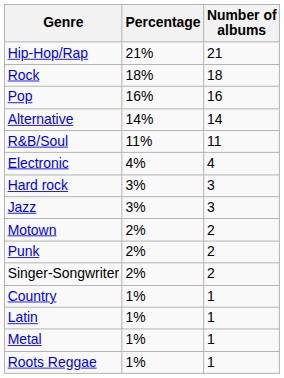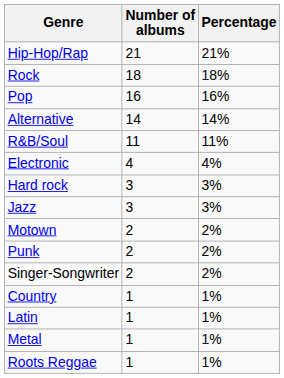columns swapped: (242, 23) <-> (163, 23)
